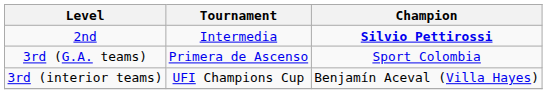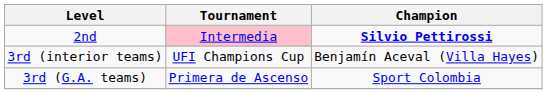(238, 36) no background -> (238, 36) pink background
rows swapped: (85, 57) <-> (85, 78)
